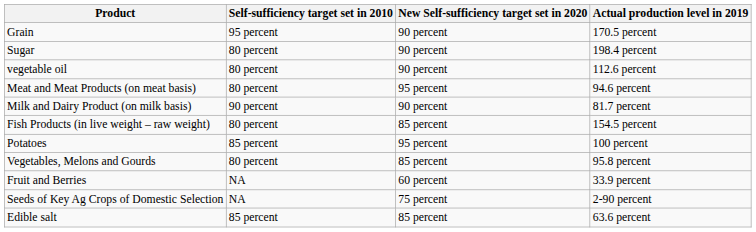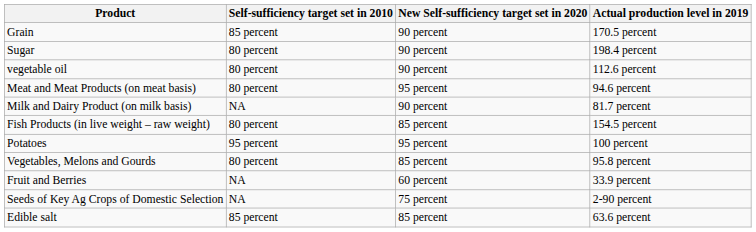(253, 32) 95 percent -> (253, 32) 85 percent
(253, 106) 90 percent -> (237, 106) NA
(253, 143) 85 percent -> (253, 143) 95 percent
